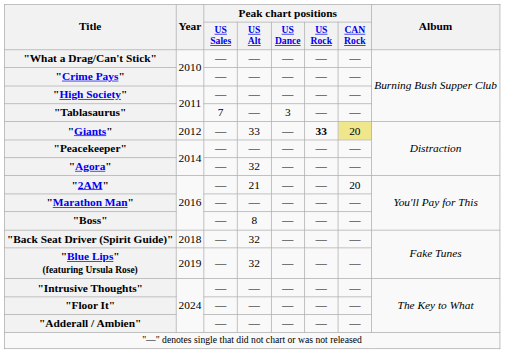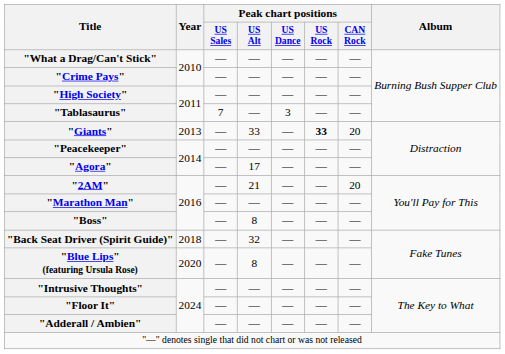(190, 130) 2012 -> (190, 130) 2013
(355, 130) khaki background -> (355, 130) no background
(254, 166) 32 -> (254, 166) 17
(190, 263) 2019 -> (190, 263) 2020
(254, 263) 32 -> (254, 263) 8
